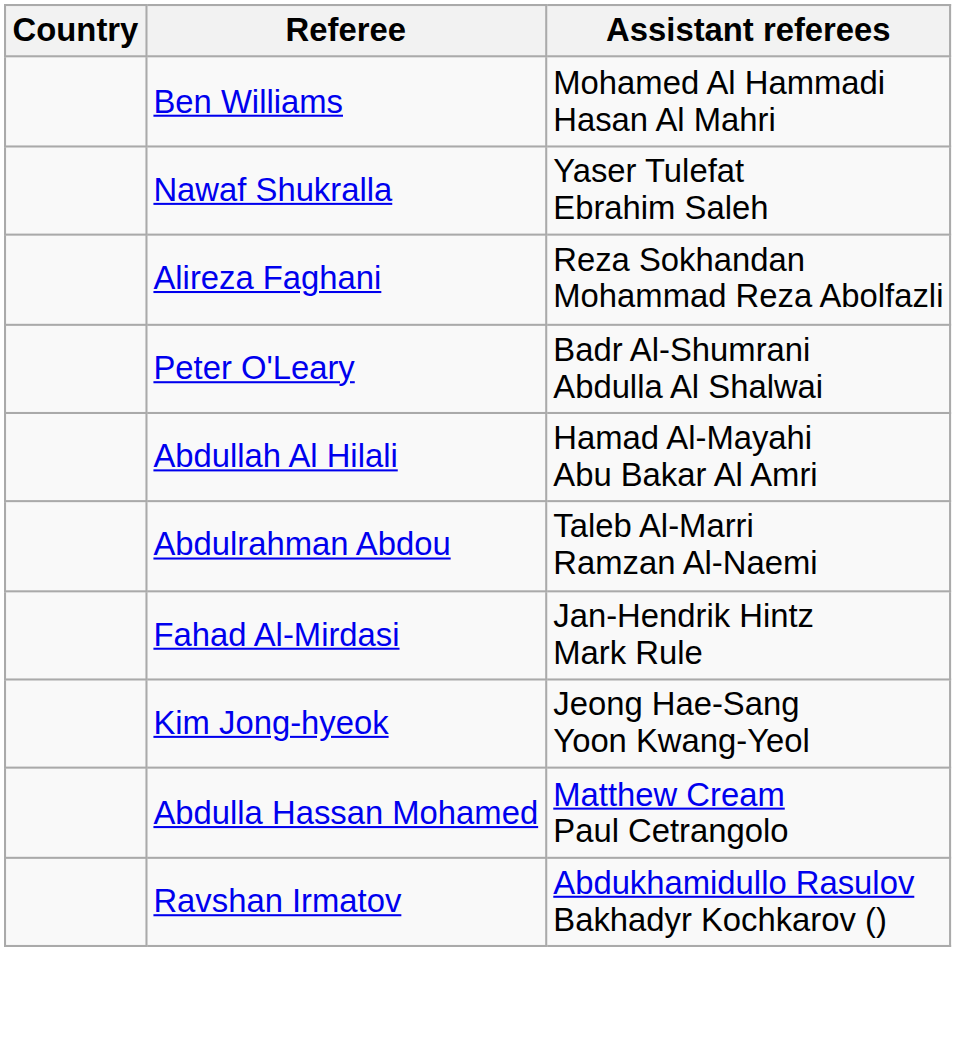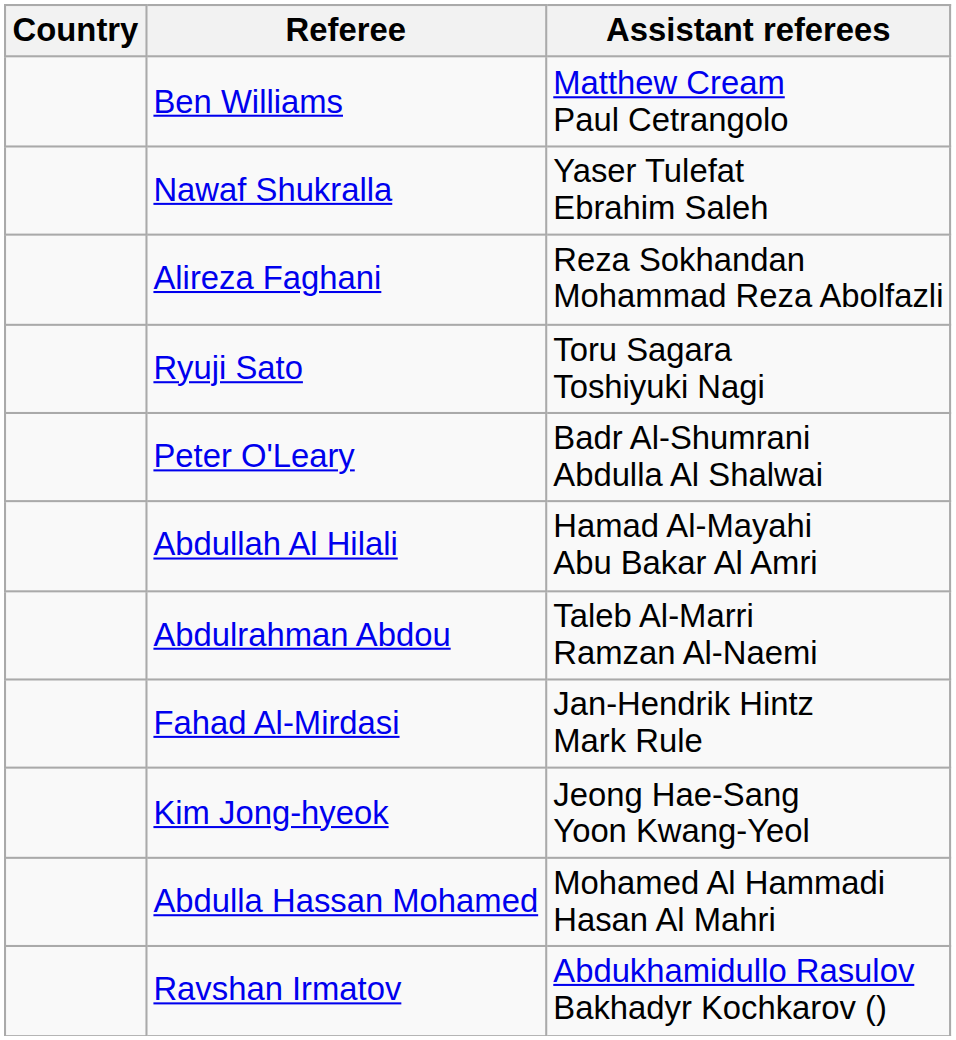(719, 100) Mohamed Al Hammadi Hasan Al Mahri -> (671, 100) Matthew Cream Paul Cetrangolo
+ row: (228, 367)
(671, 812) Matthew Cream Paul Cetrangolo -> (719, 901) Mohamed Al Hammadi Hasan Al Mahri
